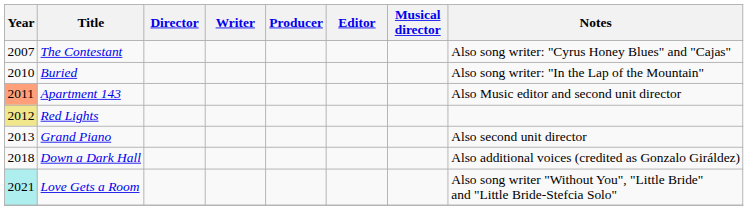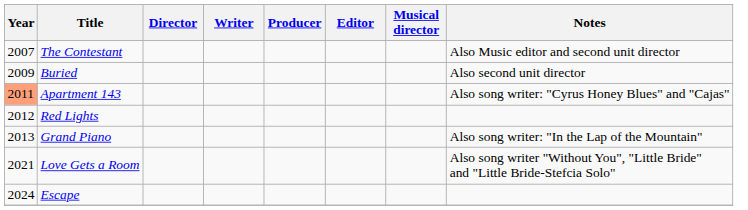(591, 51) Also song writer: "Cyrus Honey Blues" and "Cajas" -> (565, 51) Also Music editor and second unit director
(21, 72) 2010 -> (21, 72) 2009
(578, 72) Also song writer: "In the Lap of the Mountain" -> (517, 72) Also second unit director
(566, 94) Also Music editor and second unit director -> (590, 94) Also song writer: "Cyrus Honey Blues" and "Cajas"
(21, 115) khaki background -> (21, 115) no background
(519, 136) Also second unit director -> (576, 136) Also song writer: "In the Lap of the Mountain"
- row: (91, 158)
(21, 187) paleturquoise background -> (21, 165) no background
+ row: (60, 194)
